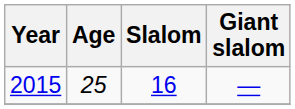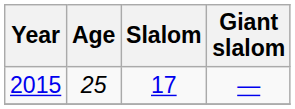(164, 85) 16 -> (164, 85) 17
